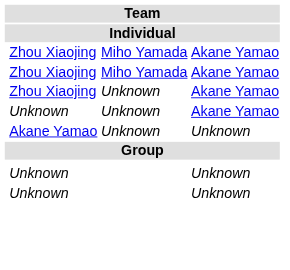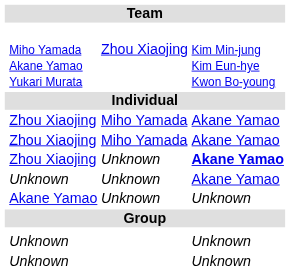+ row: (46, 66)
(235, 92) normal -> (238, 159) bold
